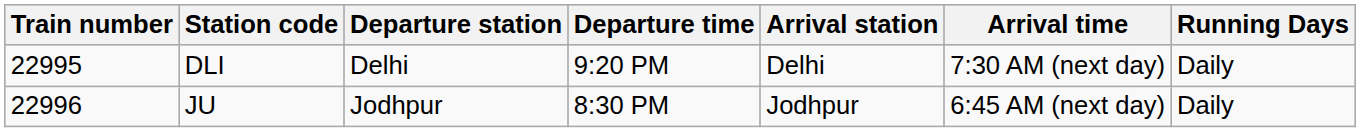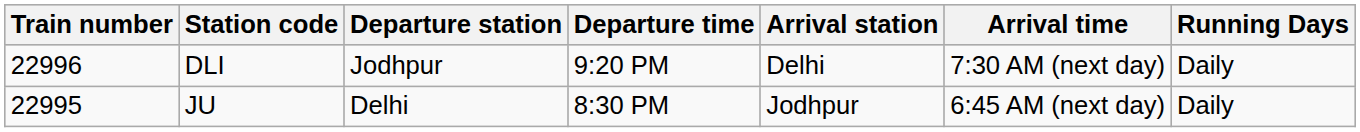(46, 65) 22995 -> (46, 65) 22996
(379, 65) Delhi -> (396, 65) Jodhpur
(46, 106) 22996 -> (46, 106) 22995
(396, 106) Jodhpur -> (379, 106) Delhi
